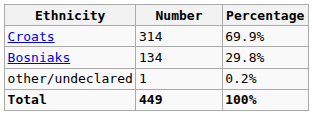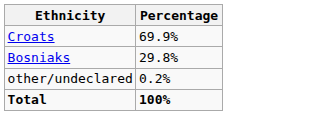- column: (179, 15)
